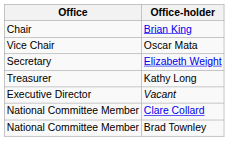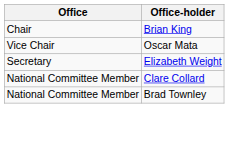- row: (170, 78)
- row: (160, 95)
